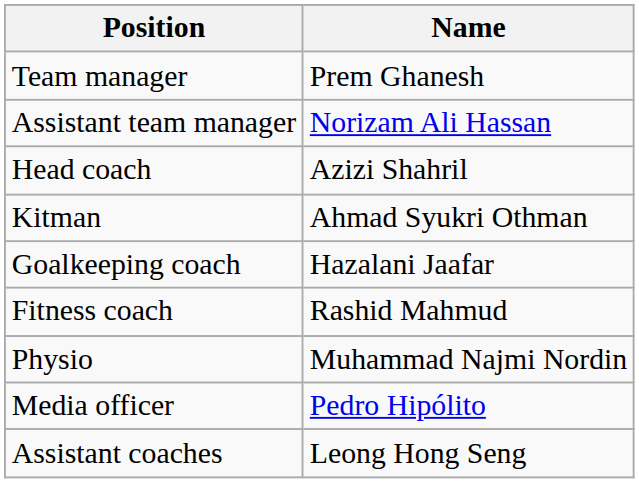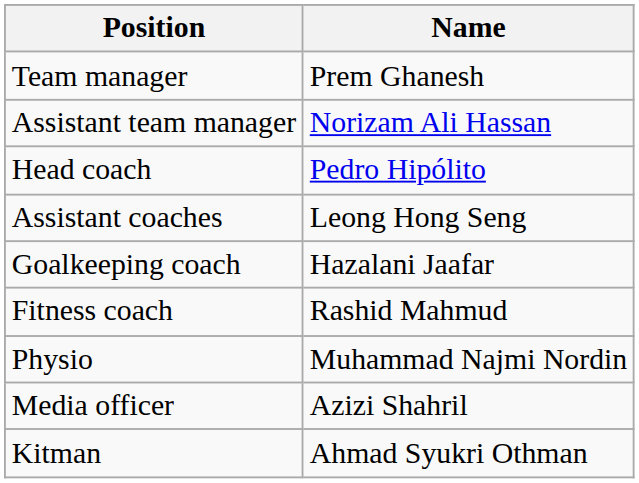(389, 169) Azizi Shahril -> (398, 169) Pedro Hipólito
rows swapped: (117, 452) <-> (56, 216)
(398, 405) Pedro Hipólito -> (389, 405) Azizi Shahril
